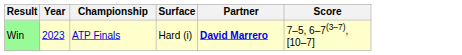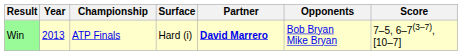+ column: (328, 12)
(53, 35) 2023 -> (53, 35) 2013
